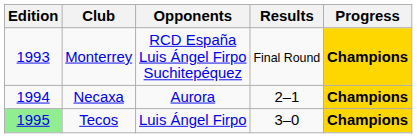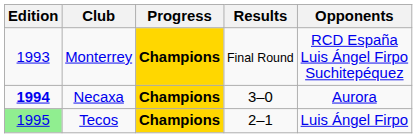columns swapped: (368, 16) <-> (193, 16)
(33, 96) normal -> (33, 96) bold
(287, 96) 2–1 -> (260, 96) 3–0
(287, 120) 3–0 -> (260, 120) 2–1
